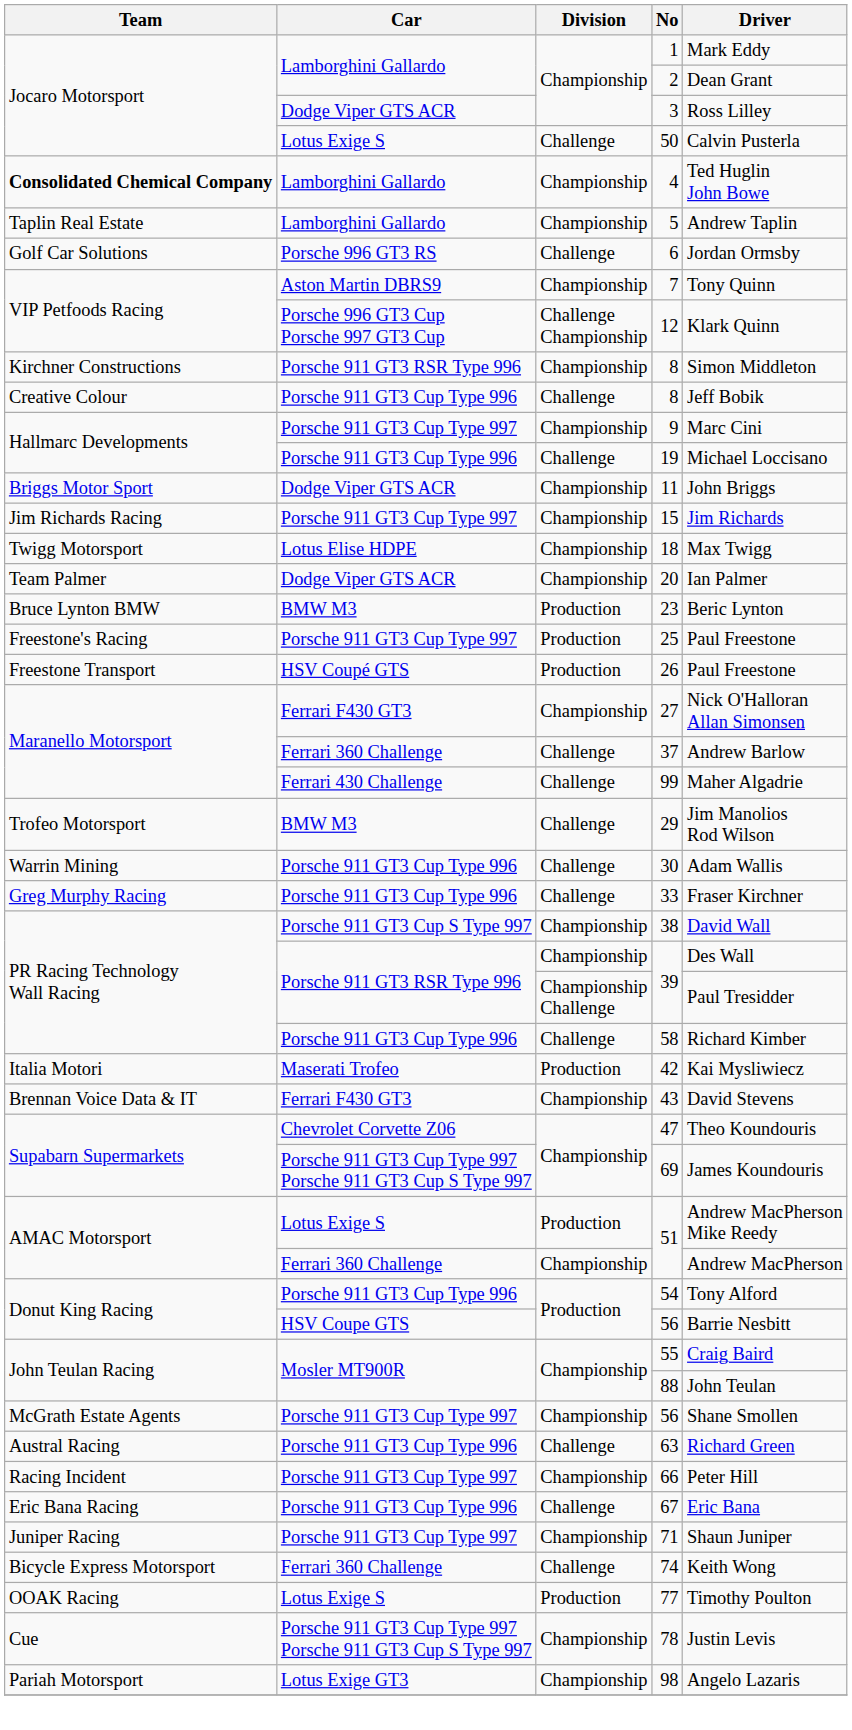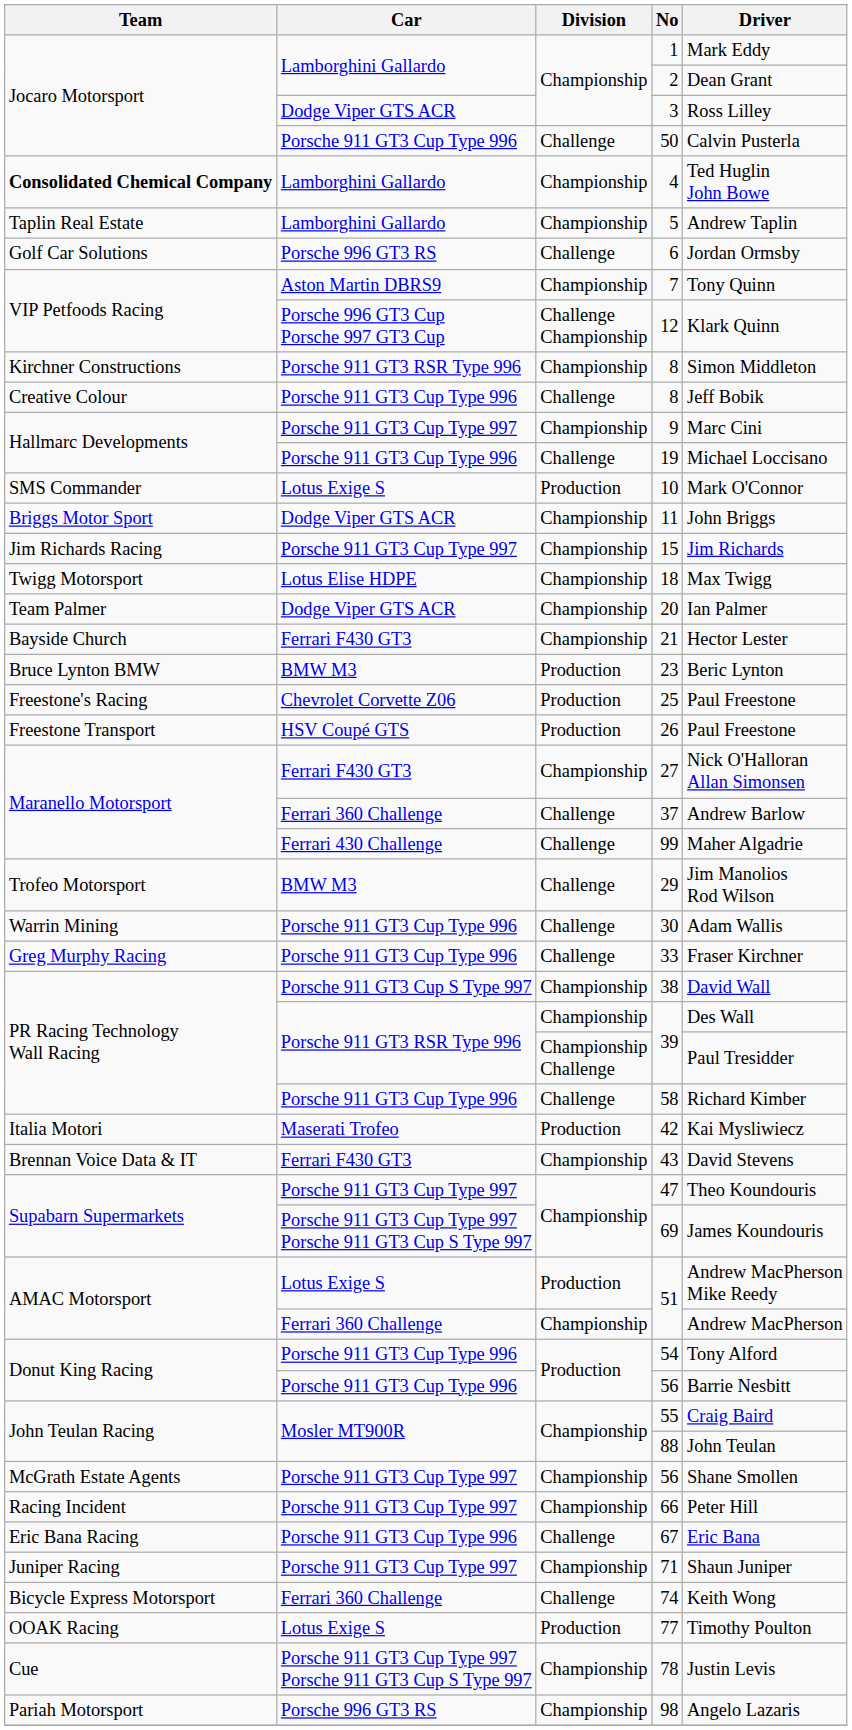(333, 141) Lotus Exige S -> (399, 141) Porsche 911 GT3 Cup Type 996
+ row: (581, 487)
+ row: (594, 639)
(399, 639) Porsche 911 GT3 Cup Type 997 -> (368, 700) Chevrolet Corvette Z06
(368, 1129) Chevrolet Corvette Z06 -> (399, 1190) Porsche 911 GT3 Cup Type 997
(345, 1324) HSV Coupe GTS -> (399, 1385) Porsche 911 GT3 Cup Type 996
- row: (578, 1445)
(345, 1680) Lotus Exige GT3 -> (359, 1710) Porsche 996 GT3 RS
